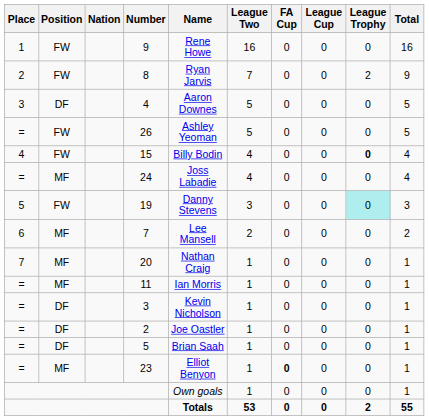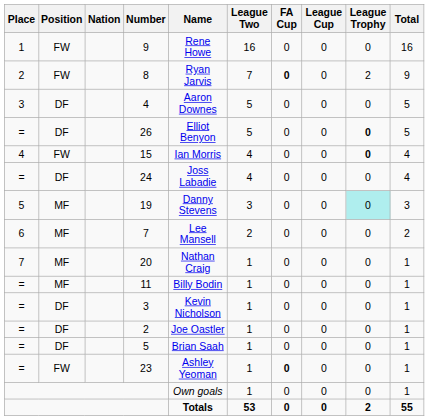(287, 75) normal -> (287, 75) bold
(62, 132) FW -> (62, 132) DF
(198, 132) Ashley Yeoman -> (198, 132) Elliot Benyon
(368, 132) normal -> (368, 132) bold
(198, 154) Billy Bodin -> (198, 154) Ian Morris
(62, 177) MF -> (62, 177) DF
(62, 205) FW -> (62, 205) MF
(198, 284) Ian Morris -> (198, 284) Billy Bodin
(62, 368) MF -> (62, 368) FW
(198, 368) Elliot Benyon -> (198, 368) Ashley Yeoman
